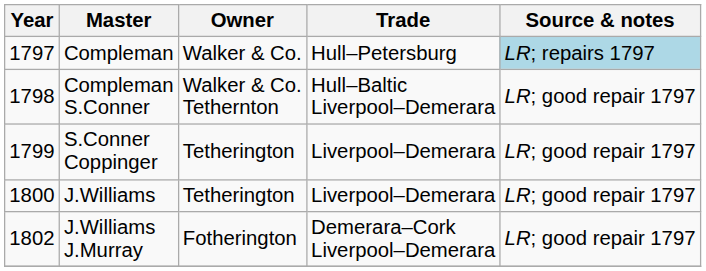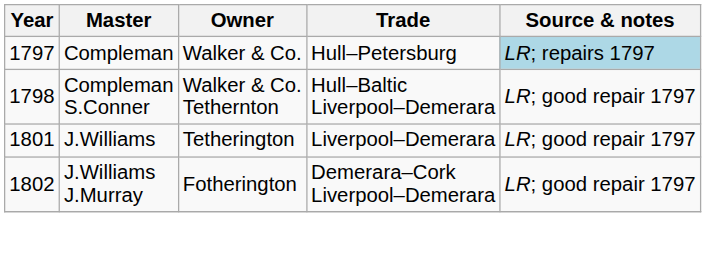- row: (111, 151)
(32, 195) 1800 -> (32, 140) 1801
